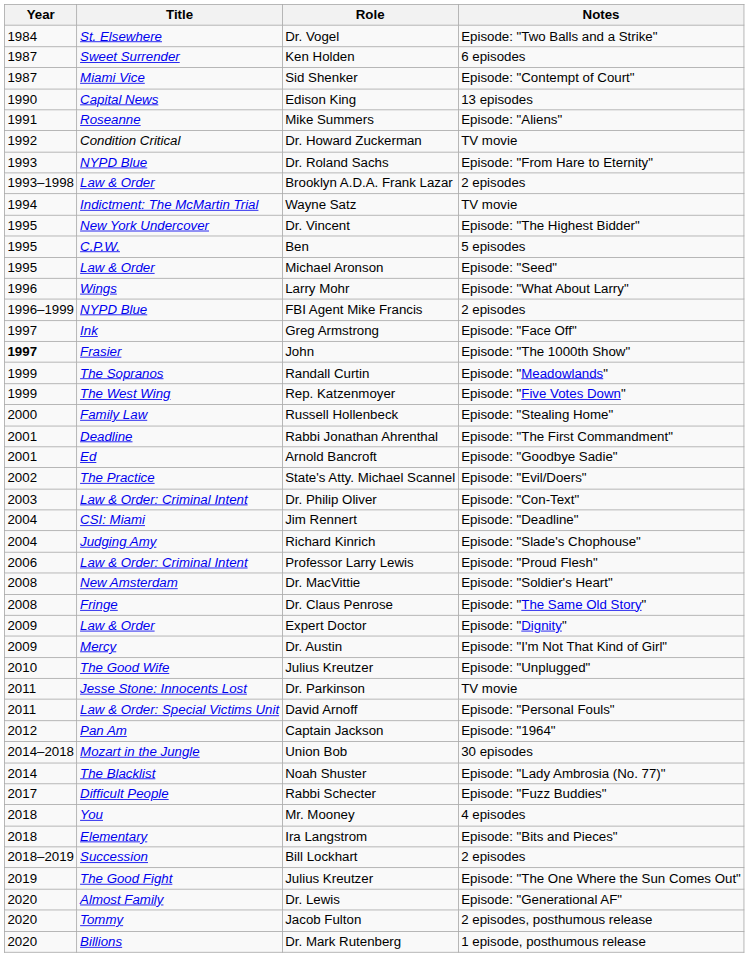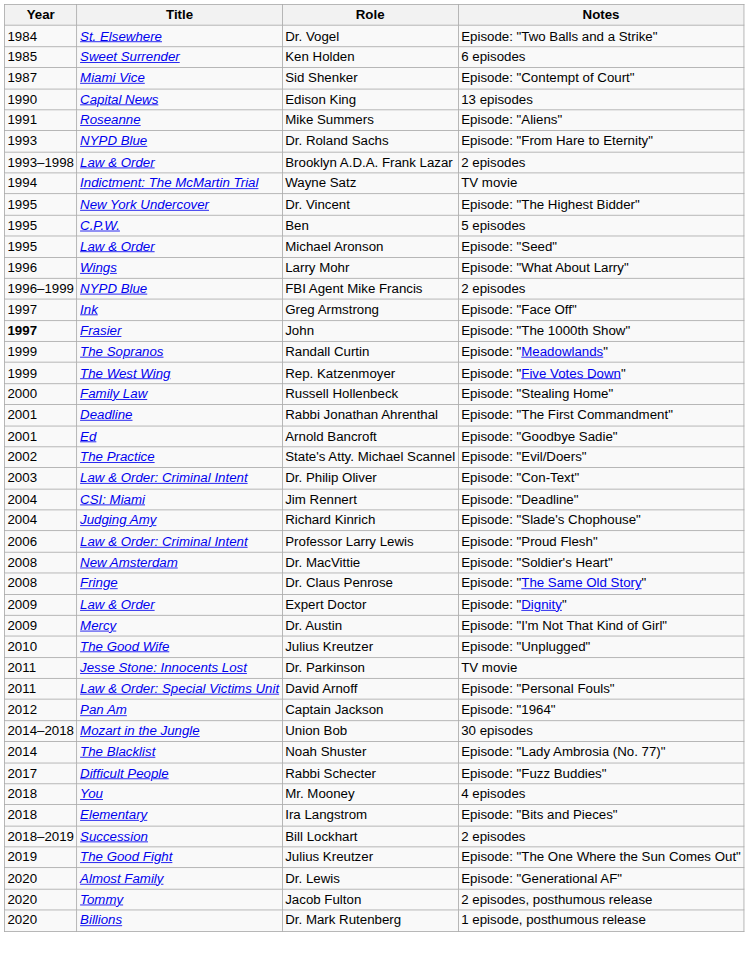(22, 57) 1987 -> (22, 57) 1985
- row: (130, 141)
